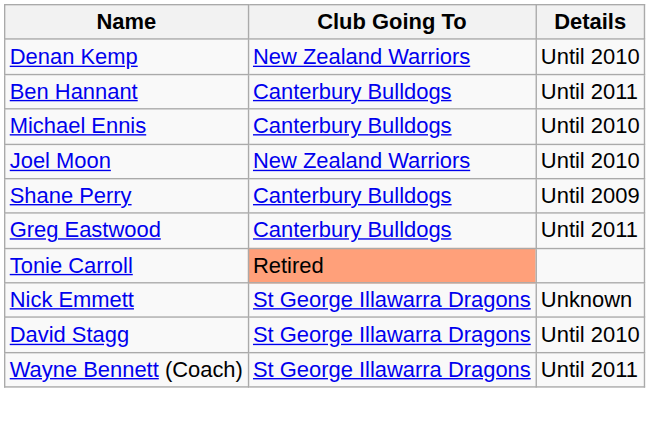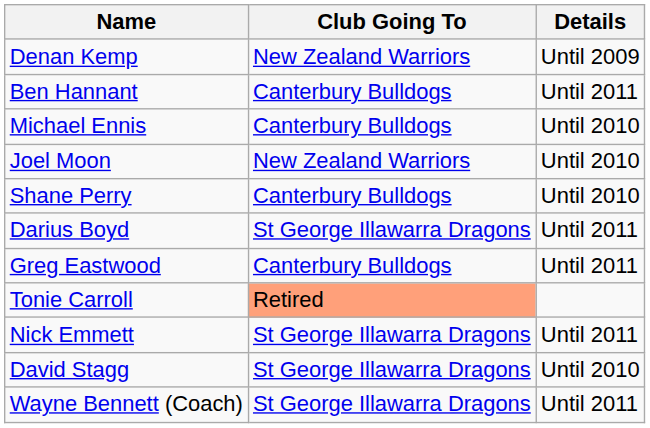(590, 56) Until 2010 -> (590, 56) Until 2009
(590, 195) Until 2009 -> (590, 195) Until 2010
+ row: (69, 230)
(587, 299) Unknown -> (589, 334) Until 2011
